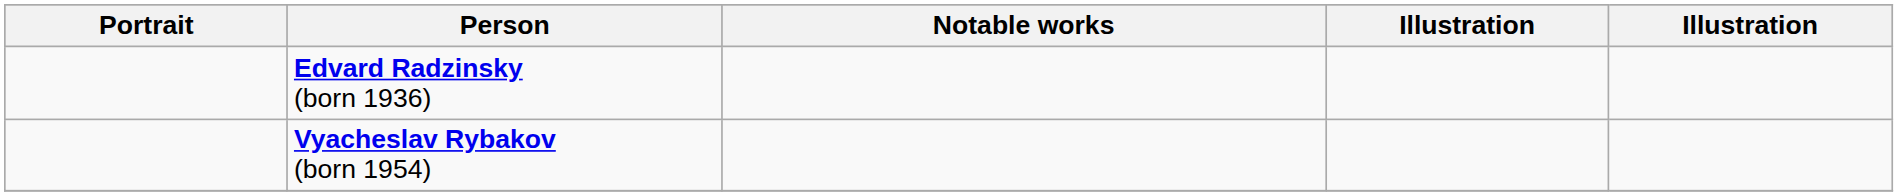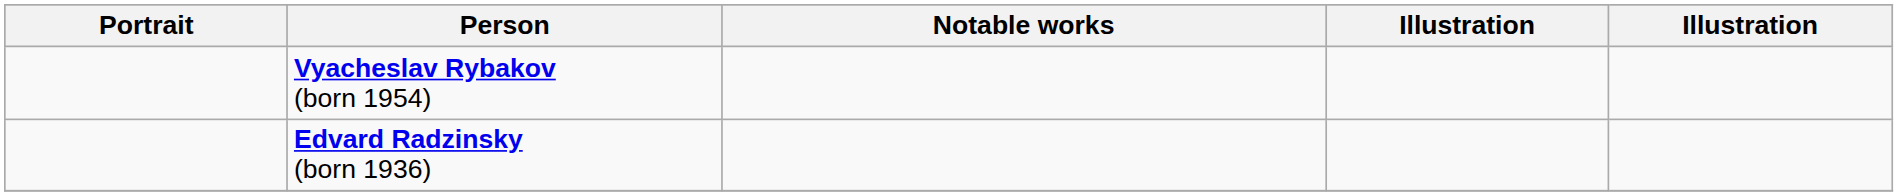rows swapped: (408, 82) <-> (425, 154)
